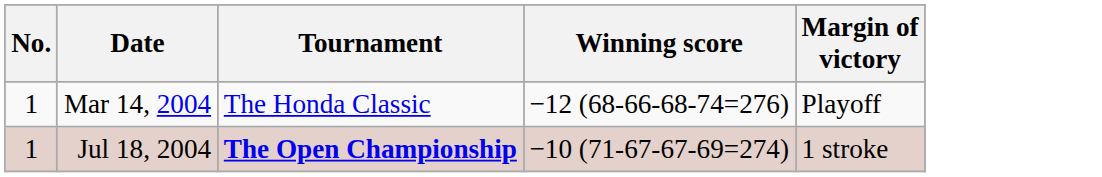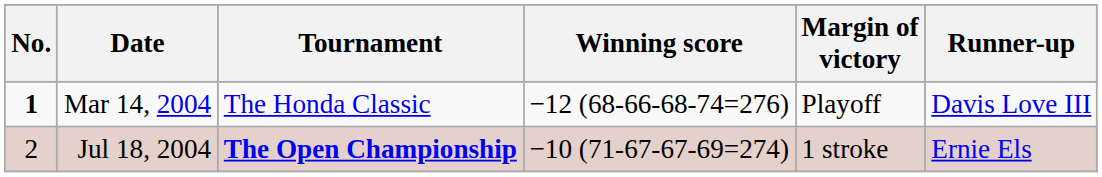+ column: (1011, 43)
(31, 104) normal -> (31, 104) bold
(31, 149) 1 -> (31, 149) 2
